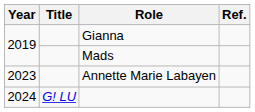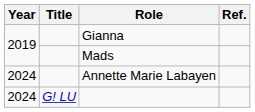(22, 76) 2023 -> (22, 76) 2024
